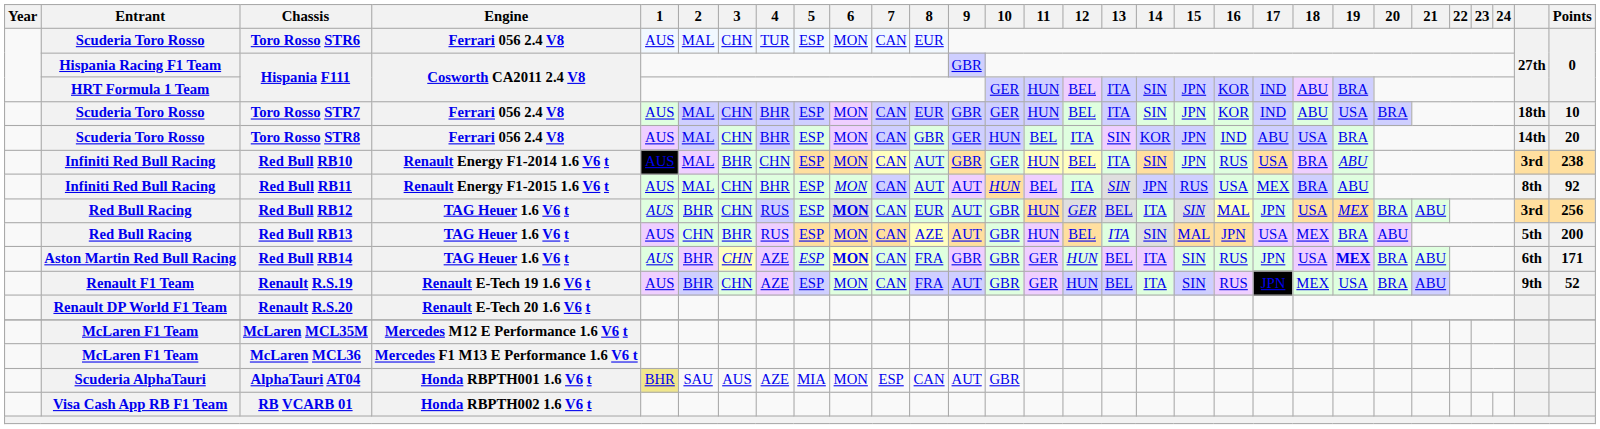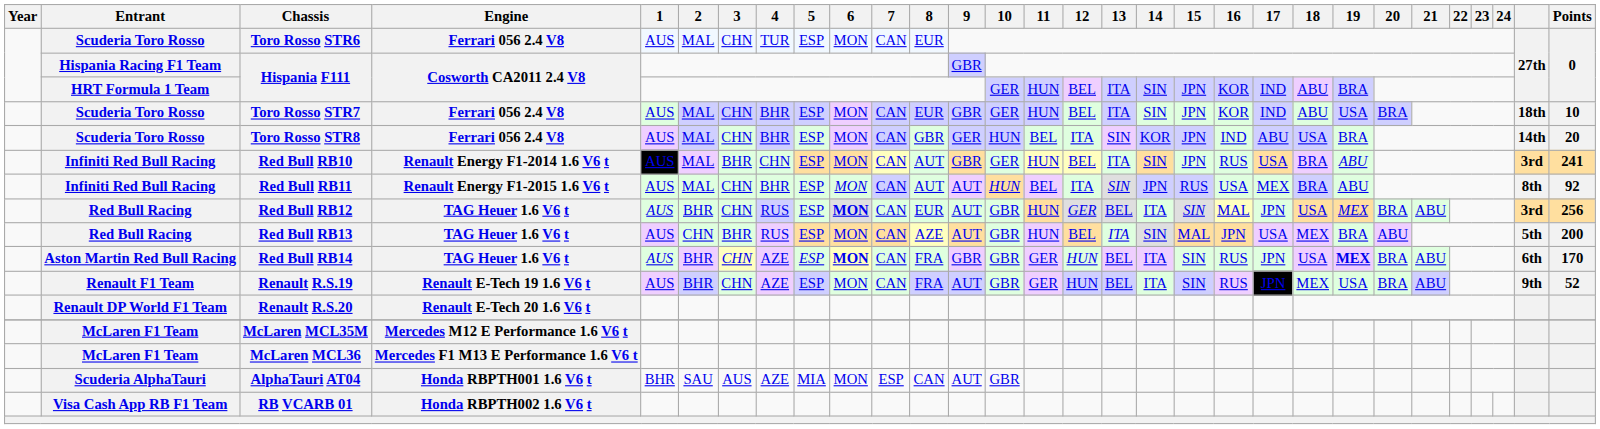(1572, 161) 238 -> (1572, 161) 241
(1572, 258) 171 -> (1572, 258) 170
(660, 379) khaki background -> (660, 379) no background
